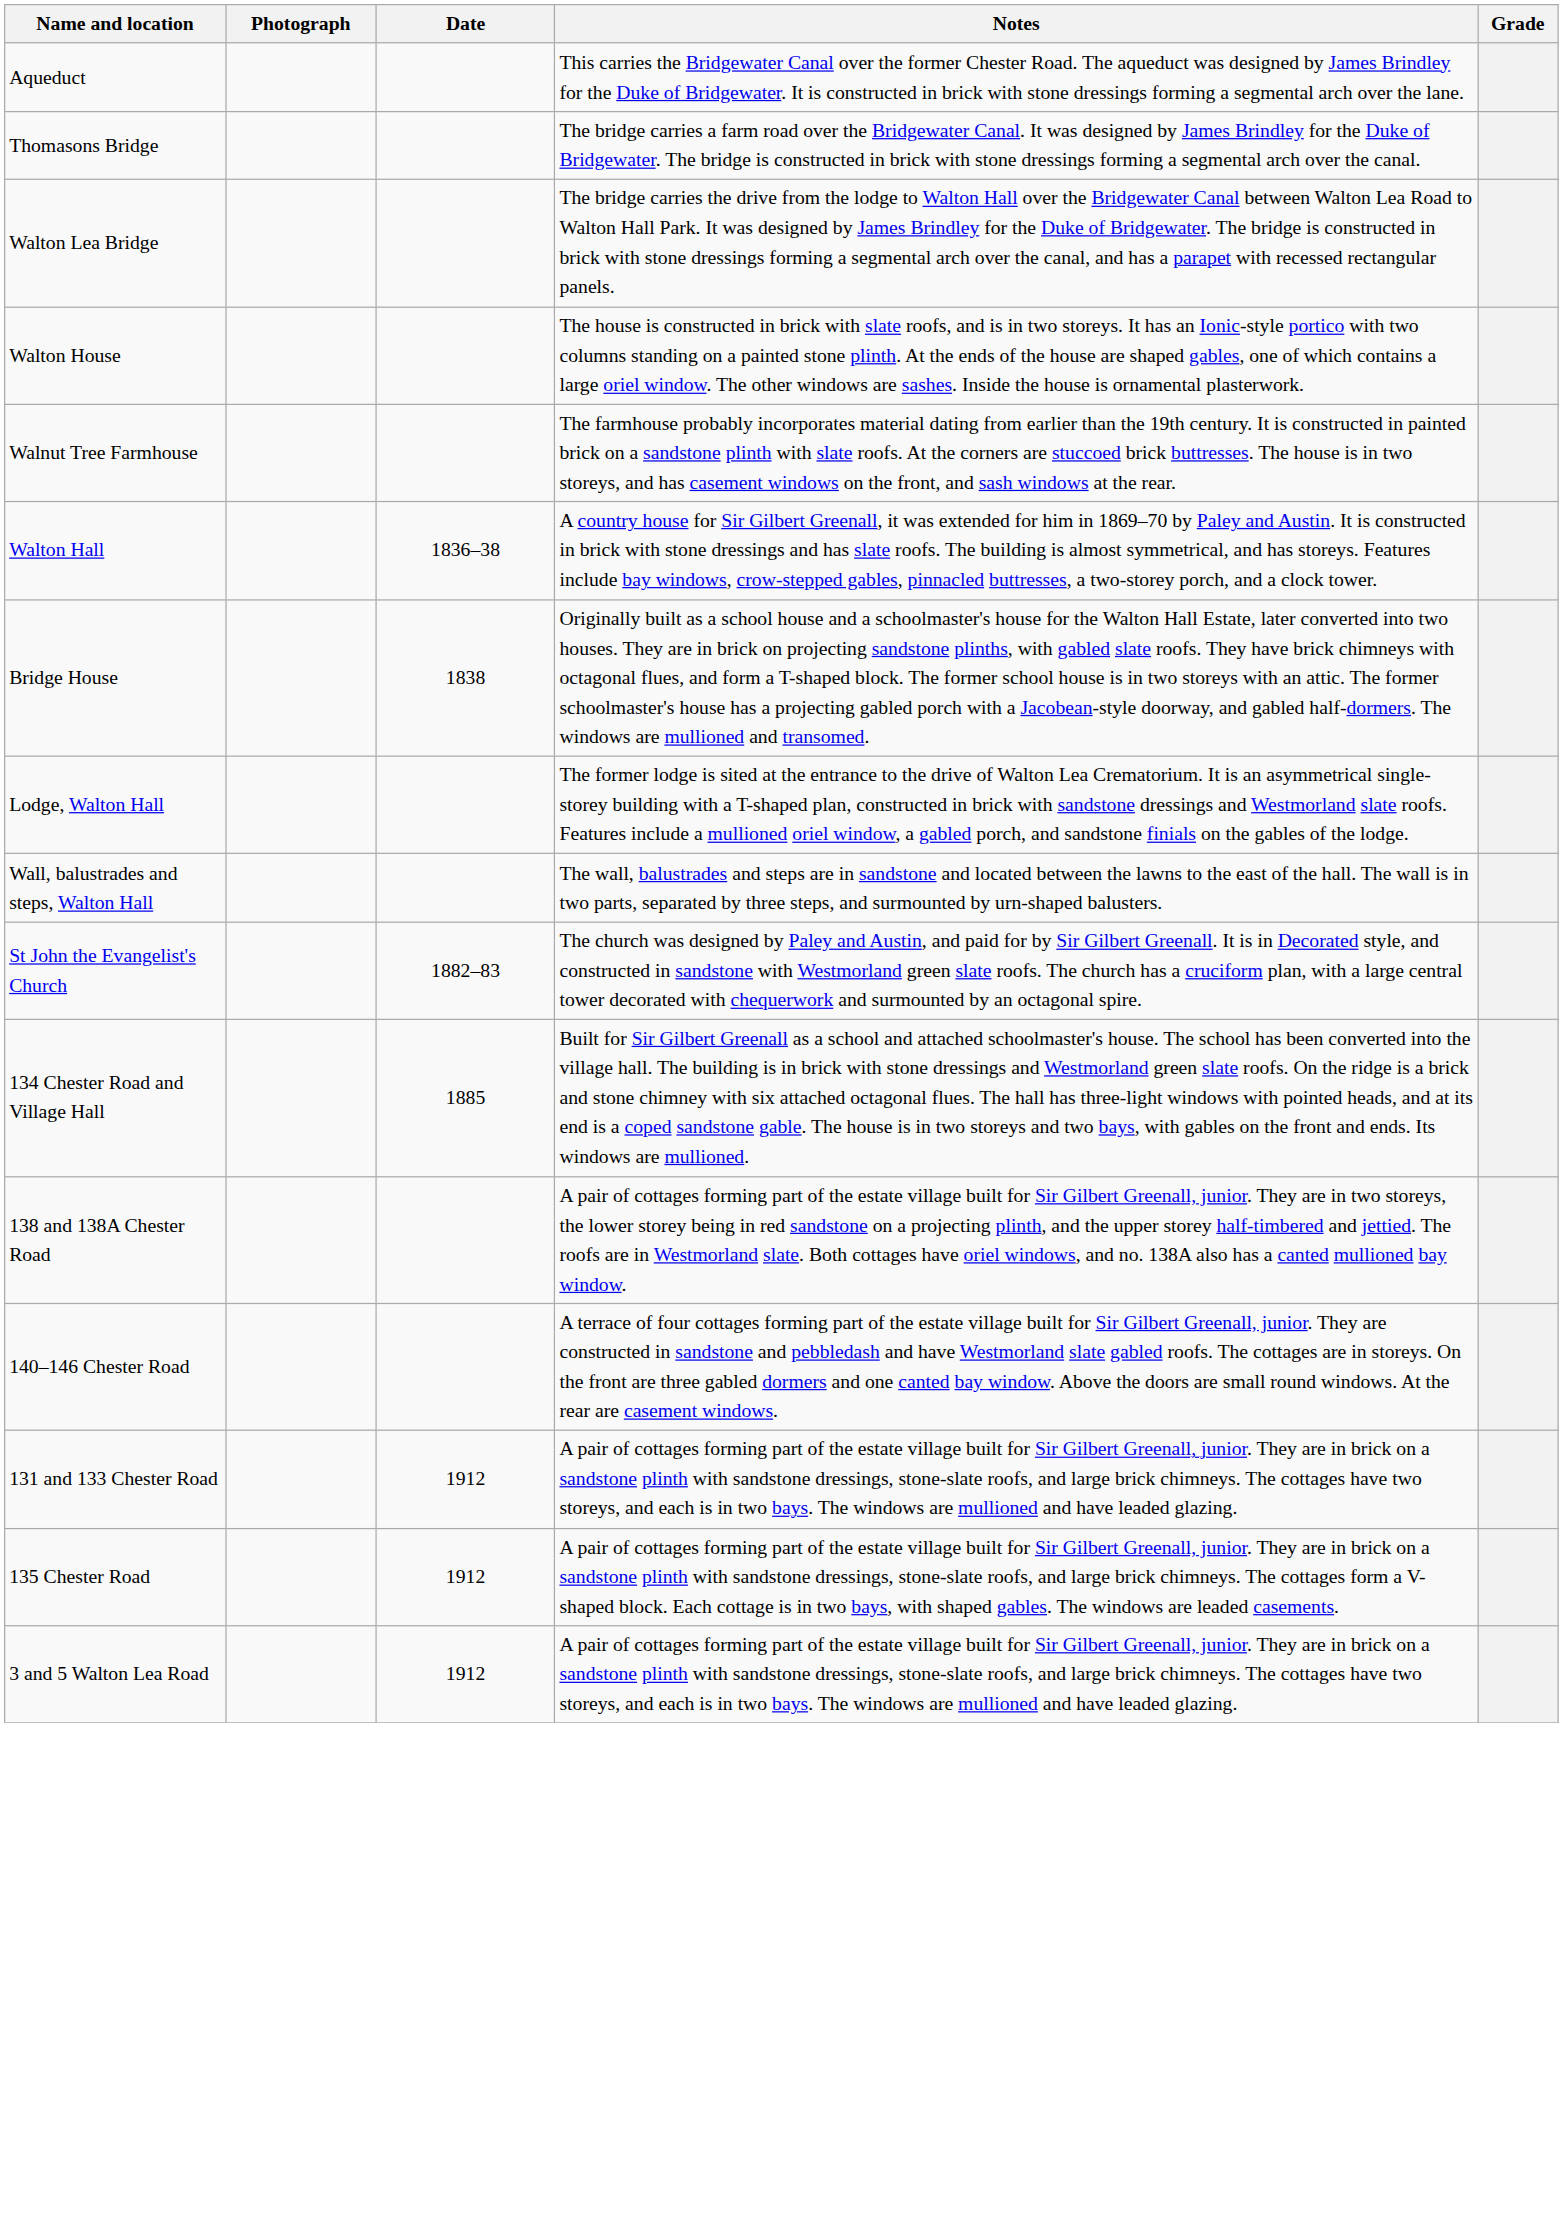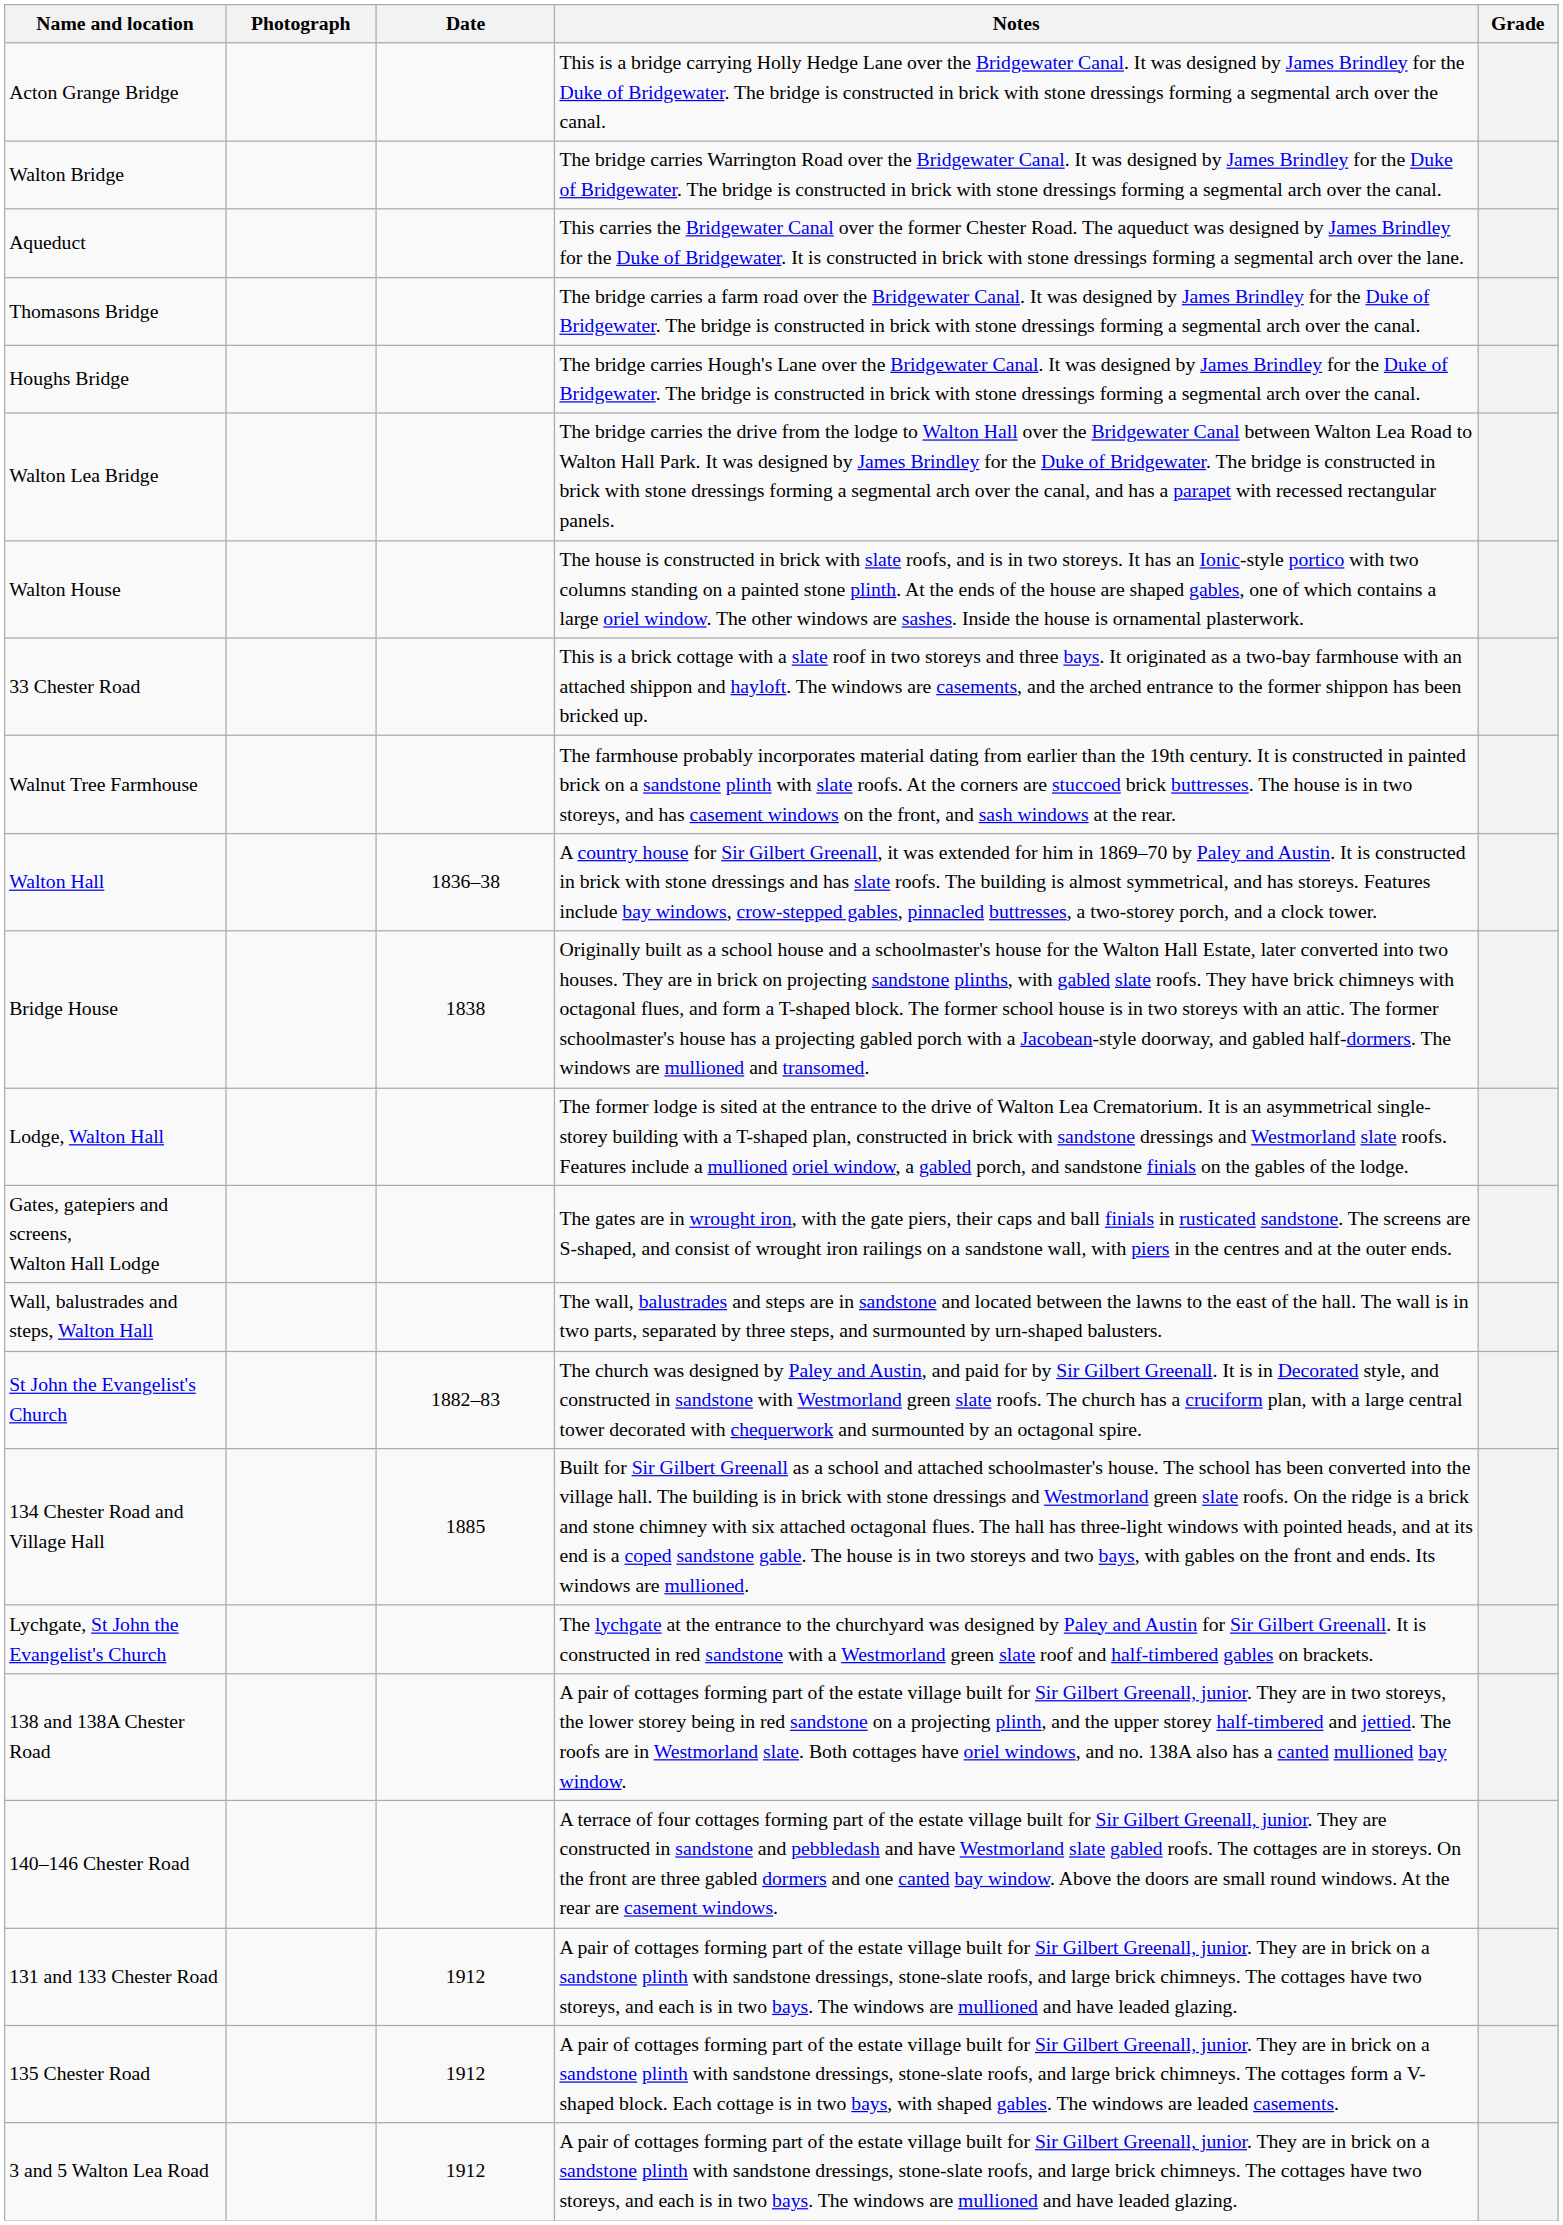+ row: (94, 91)
+ row: (67, 174)
+ row: (69, 379)
+ row: (75, 686)
+ row: (89, 1233)
+ row: (94, 1639)
